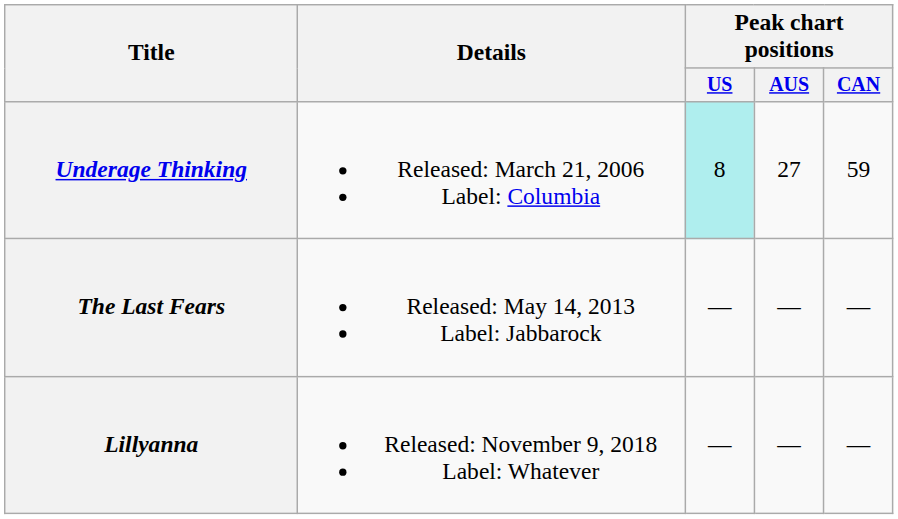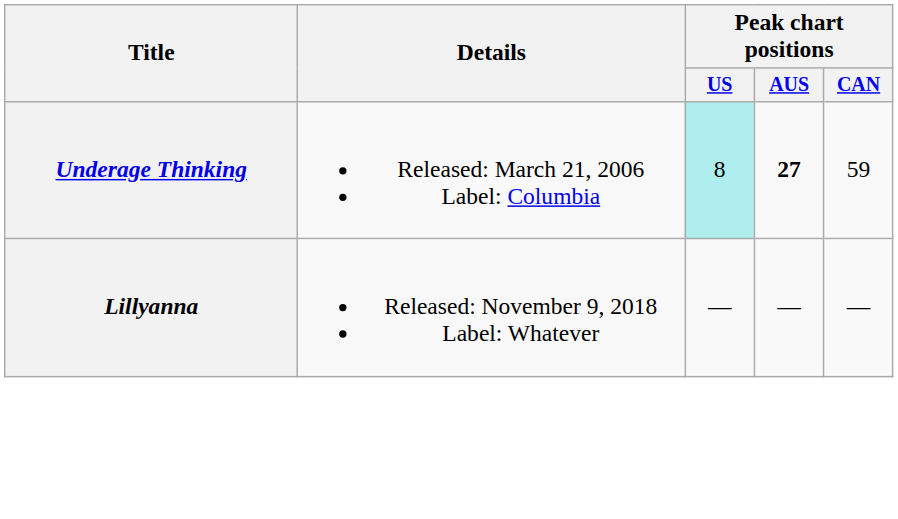(789, 169) normal -> (789, 169) bold
- row: (151, 307)
